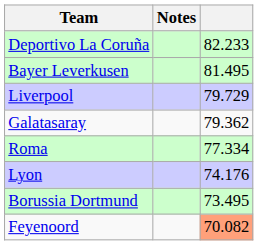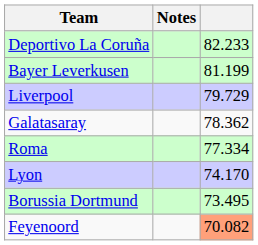(226, 70) 81.495 -> (226, 70) 81.199
(226, 122) 79.362 -> (226, 122) 78.362
(226, 174) 74.176 -> (226, 174) 74.170
